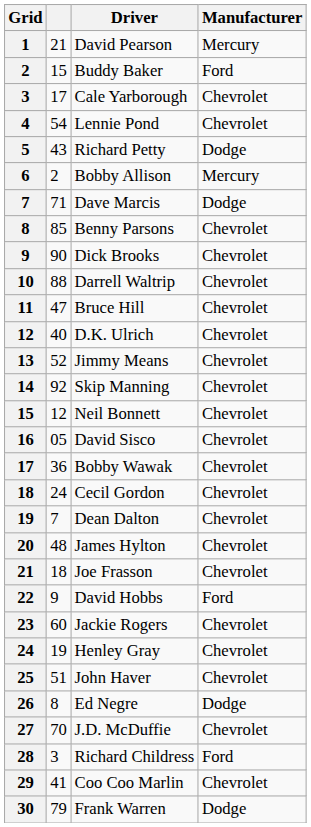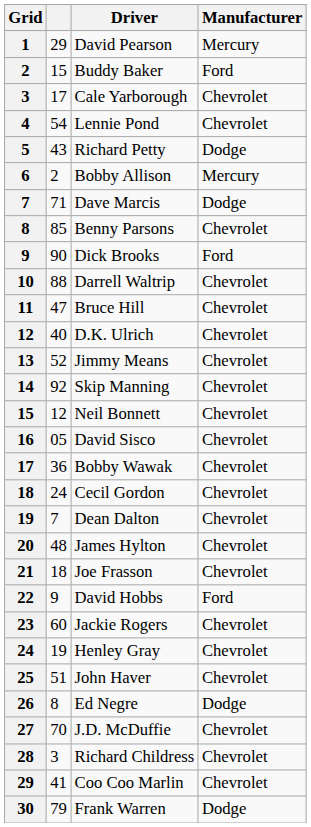(59, 44) 21 -> (59, 44) 29
(235, 255) Chevrolet -> (218, 255) Ford
(218, 756) Ford -> (235, 756) Chevrolet
